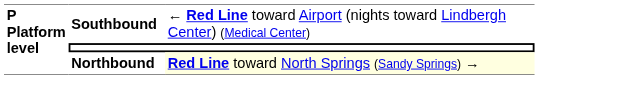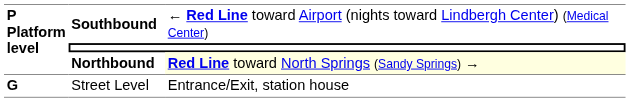+ row: (110, 85)
